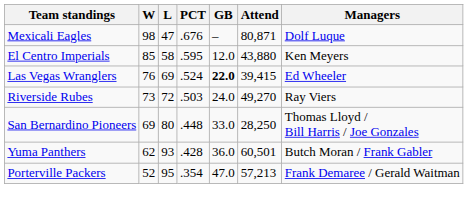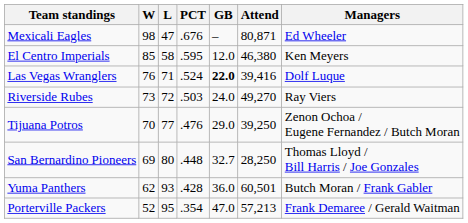(315, 35) Dolf Luque -> (315, 35) Ed Wheeler
(258, 55) 43,880 -> (258, 55) 46,380
(168, 76) 69 -> (168, 76) 71
(258, 76) 39,415 -> (258, 76) 39,416
(315, 76) Ed Wheeler -> (315, 76) Dolf Luque
+ row: (45, 124)
(223, 124) 33.0 -> (223, 159) 32.7
